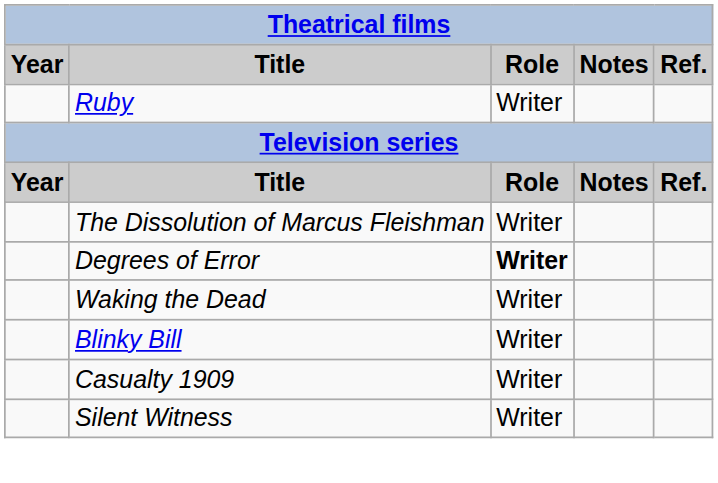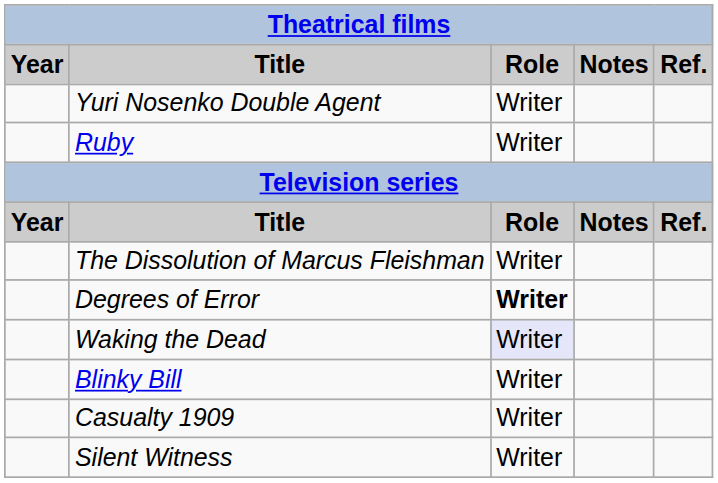+ row: (228, 104)
(529, 300) no background -> (529, 340) lavender background
